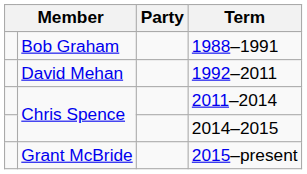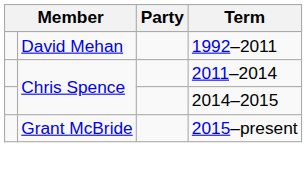- row: (235, 45)
